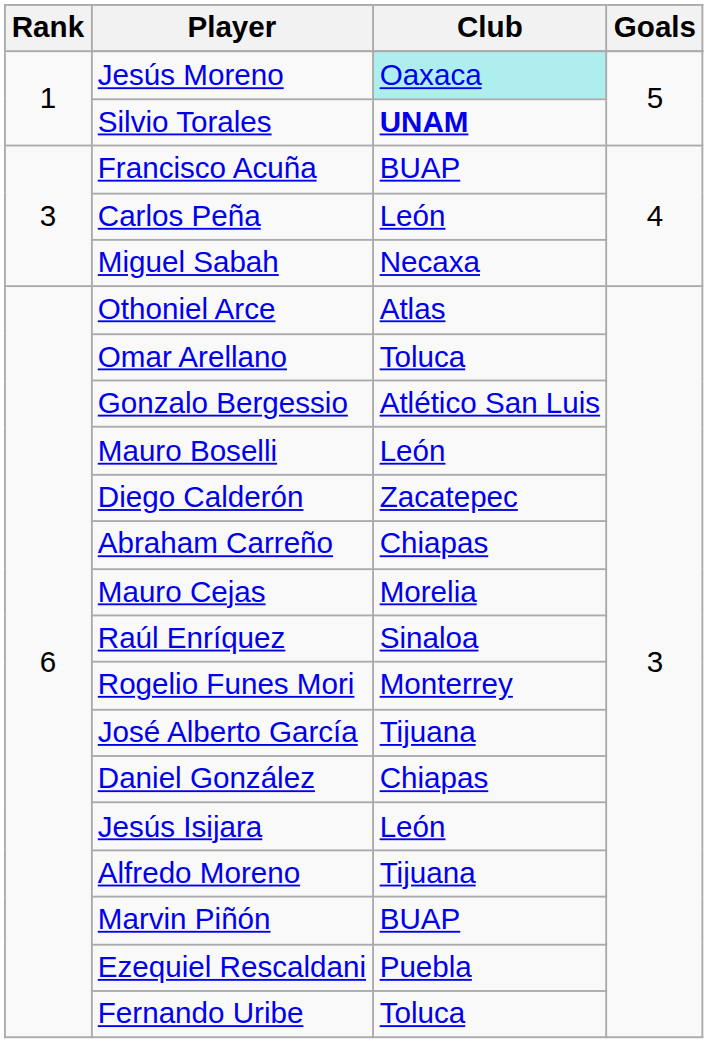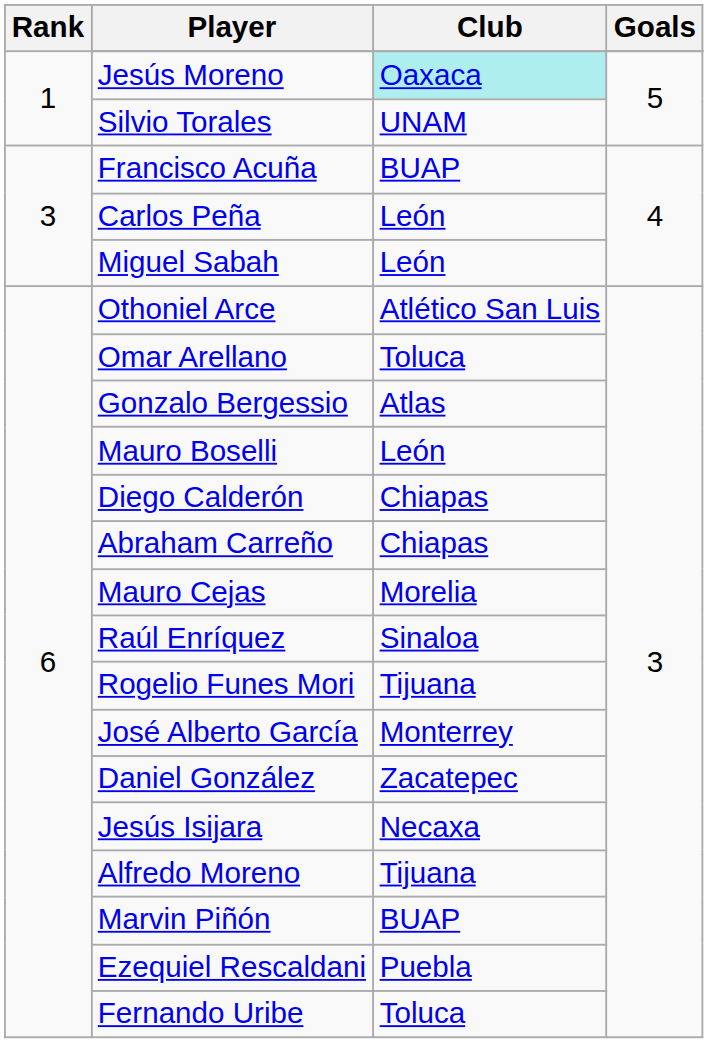(424, 121) bold -> (423, 121) normal
(430, 262) Necaxa -> (413, 262) León
(413, 309) Atlas -> (490, 309) Atlético San Luis
(490, 403) Atlético San Luis -> (413, 403) Atlas
(449, 497) Zacatepec -> (434, 497) Chiapas
(446, 685) Monterrey -> (428, 685) Tijuana
(428, 732) Tijuana -> (446, 732) Monterrey
(434, 779) Chiapas -> (449, 779) Zacatepec
(413, 826) León -> (430, 826) Necaxa
